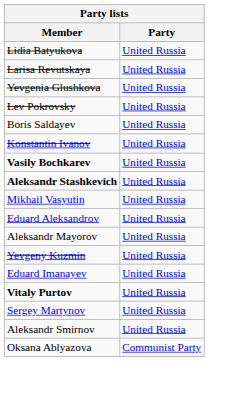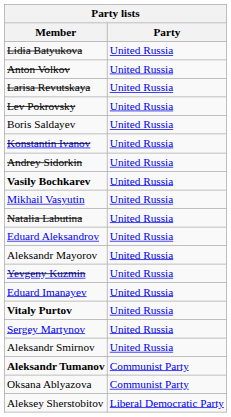+ row: (38, 69)
- row: (54, 88)
+ row: (45, 162)
- row: (62, 180)
+ row: (45, 217)
+ row: (56, 366)
+ row: (55, 403)
